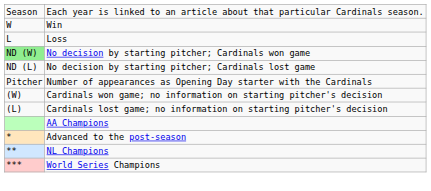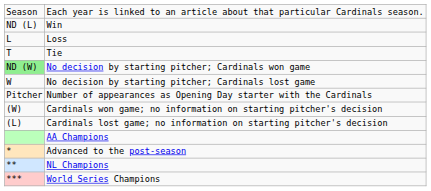(9, 25) W -> (22, 25) ND (L)
+ row: (54, 53)
(22, 67) ND (L) -> (9, 81) W
